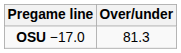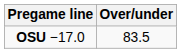(136, 37) 81.3 -> (136, 37) 83.5
